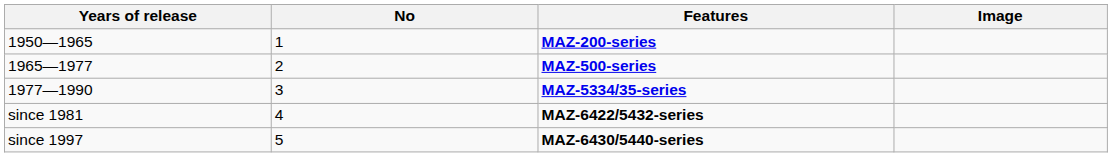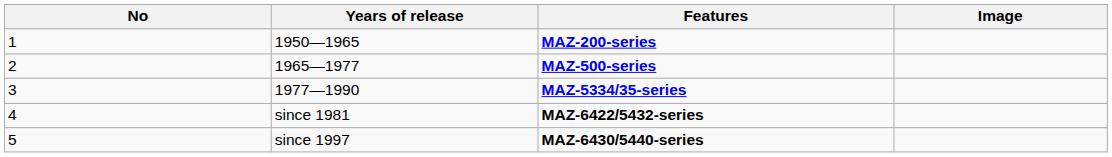columns swapped: (405, 16) <-> (138, 16)
